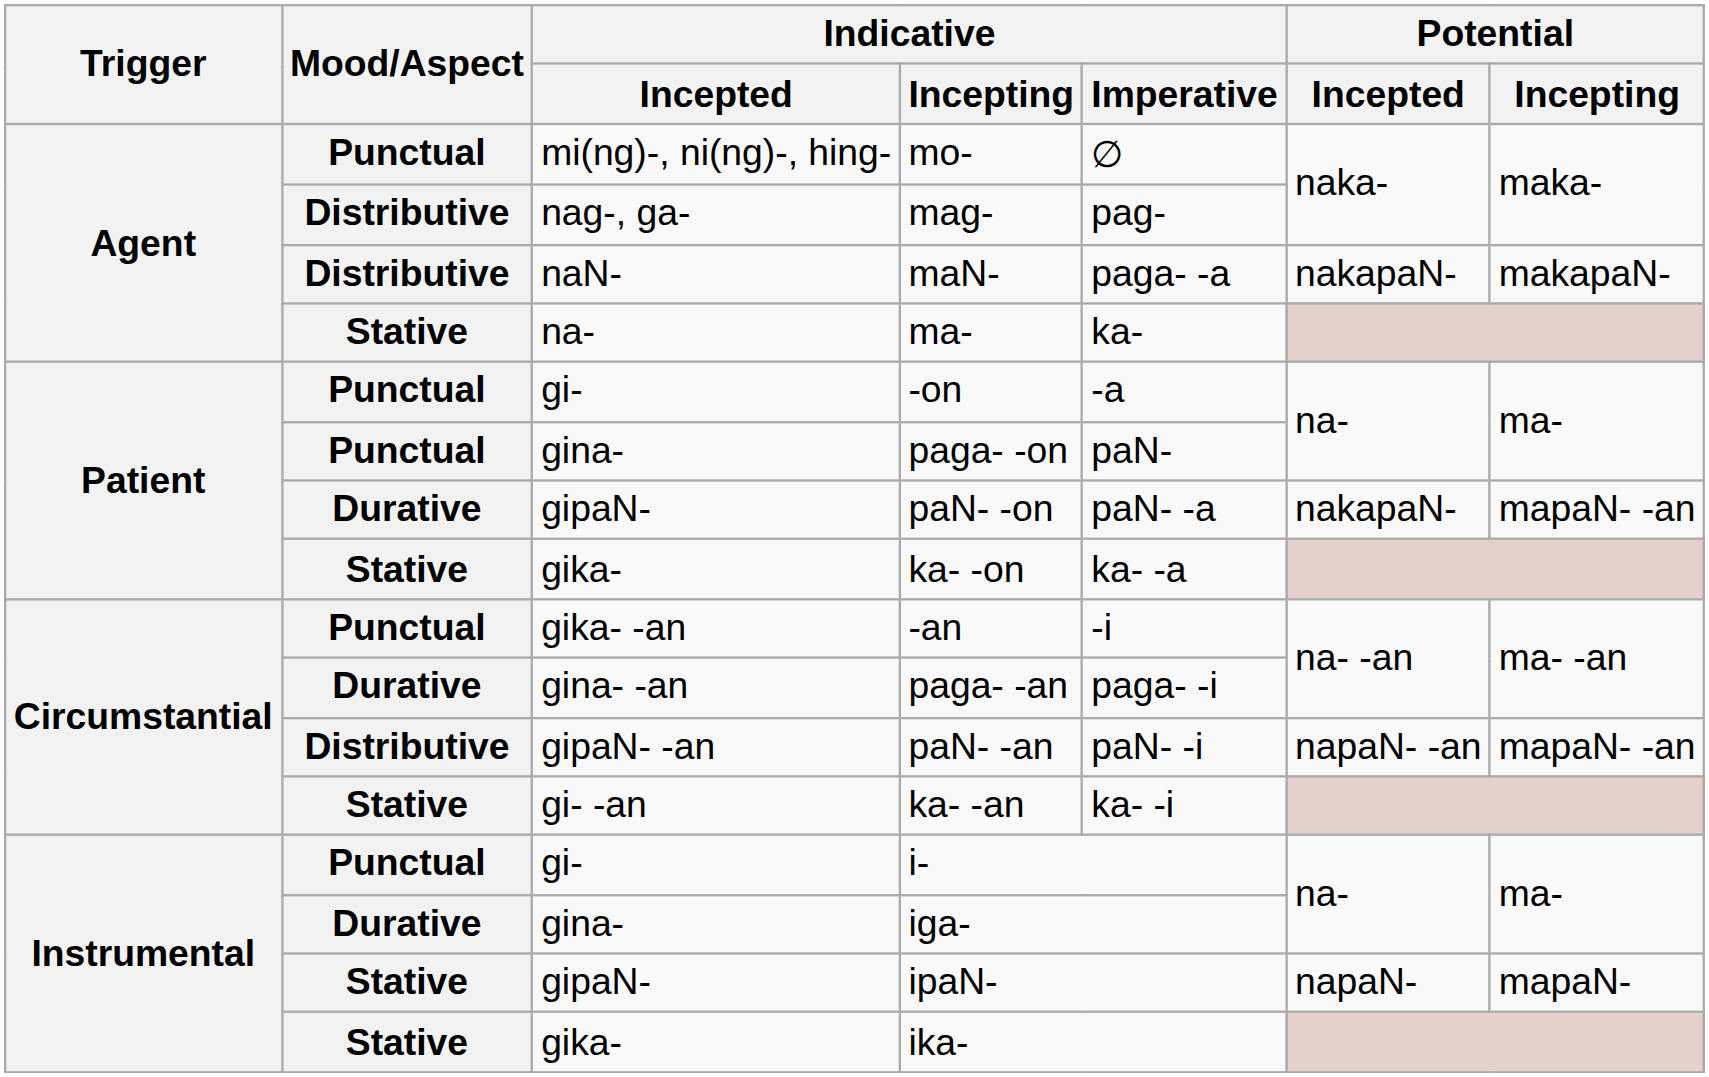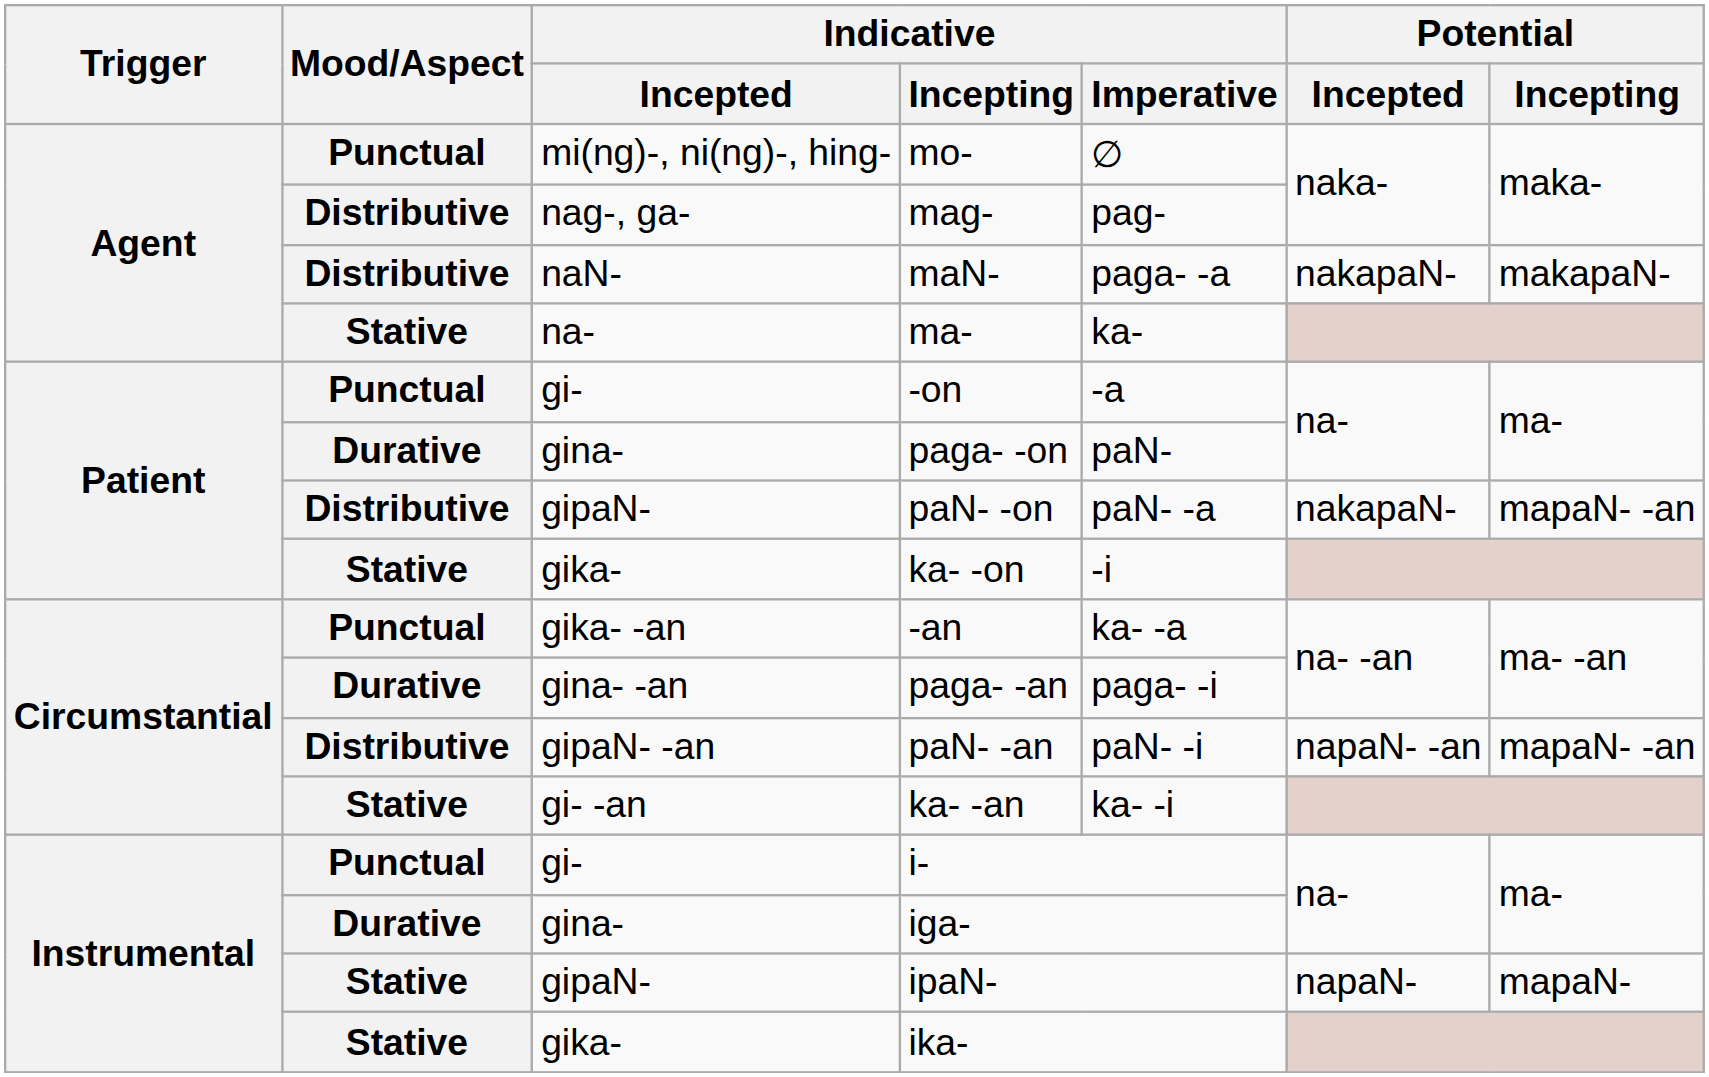(407, 450) Punctual -> (407, 450) Durative
(407, 509) Durative -> (407, 509) Distributive
(1139, 568) ka- -a -> (1102, 568) -i
(1102, 627) -i -> (1139, 627) ka- -a
